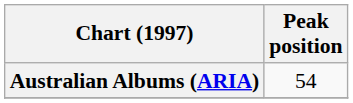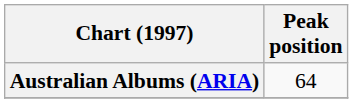(306, 80) 54 -> (306, 80) 64
